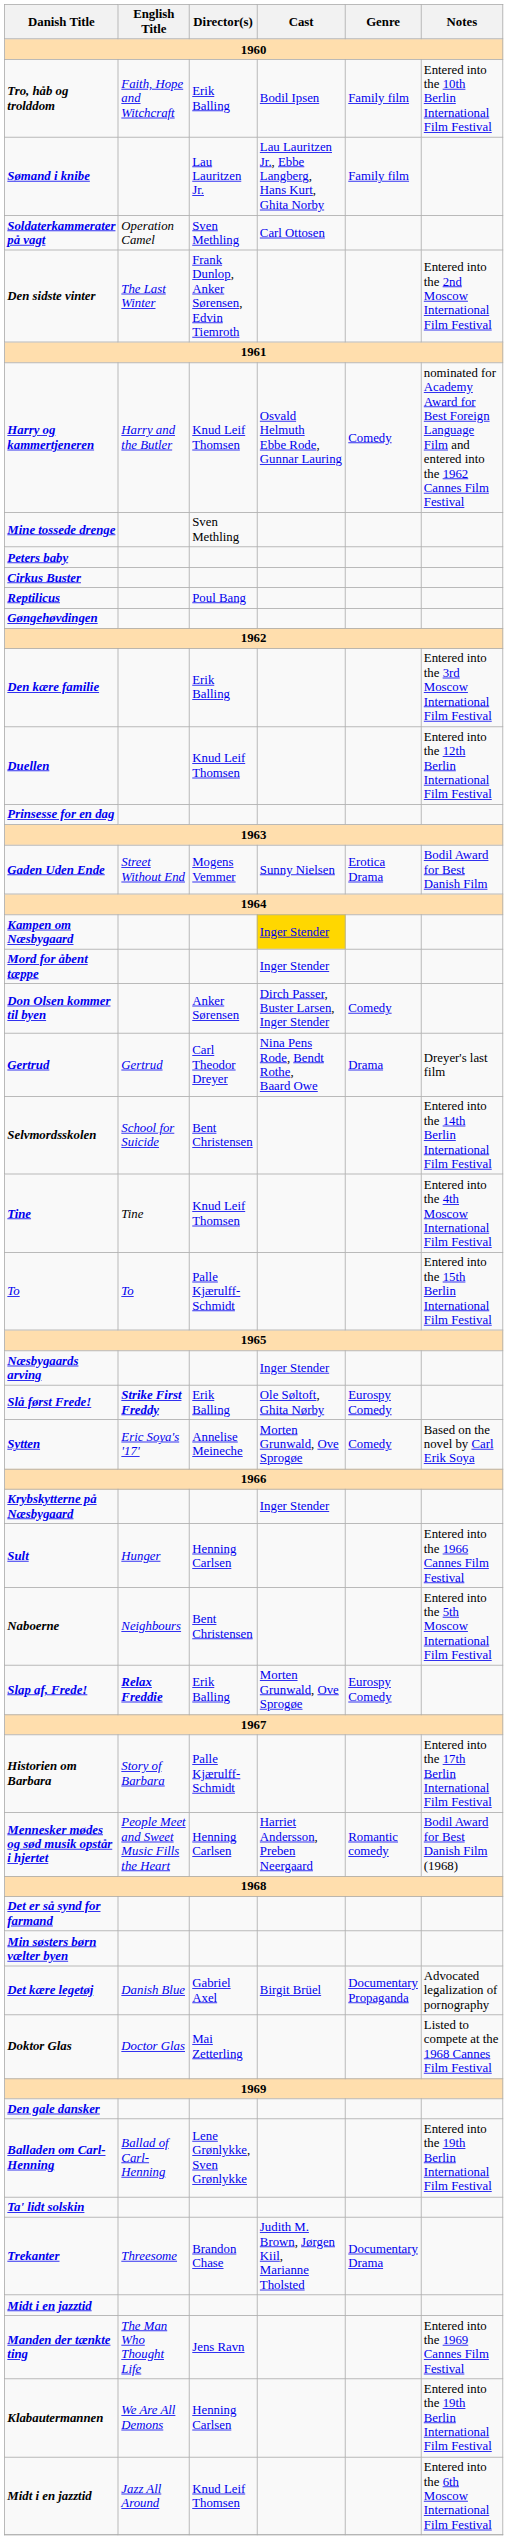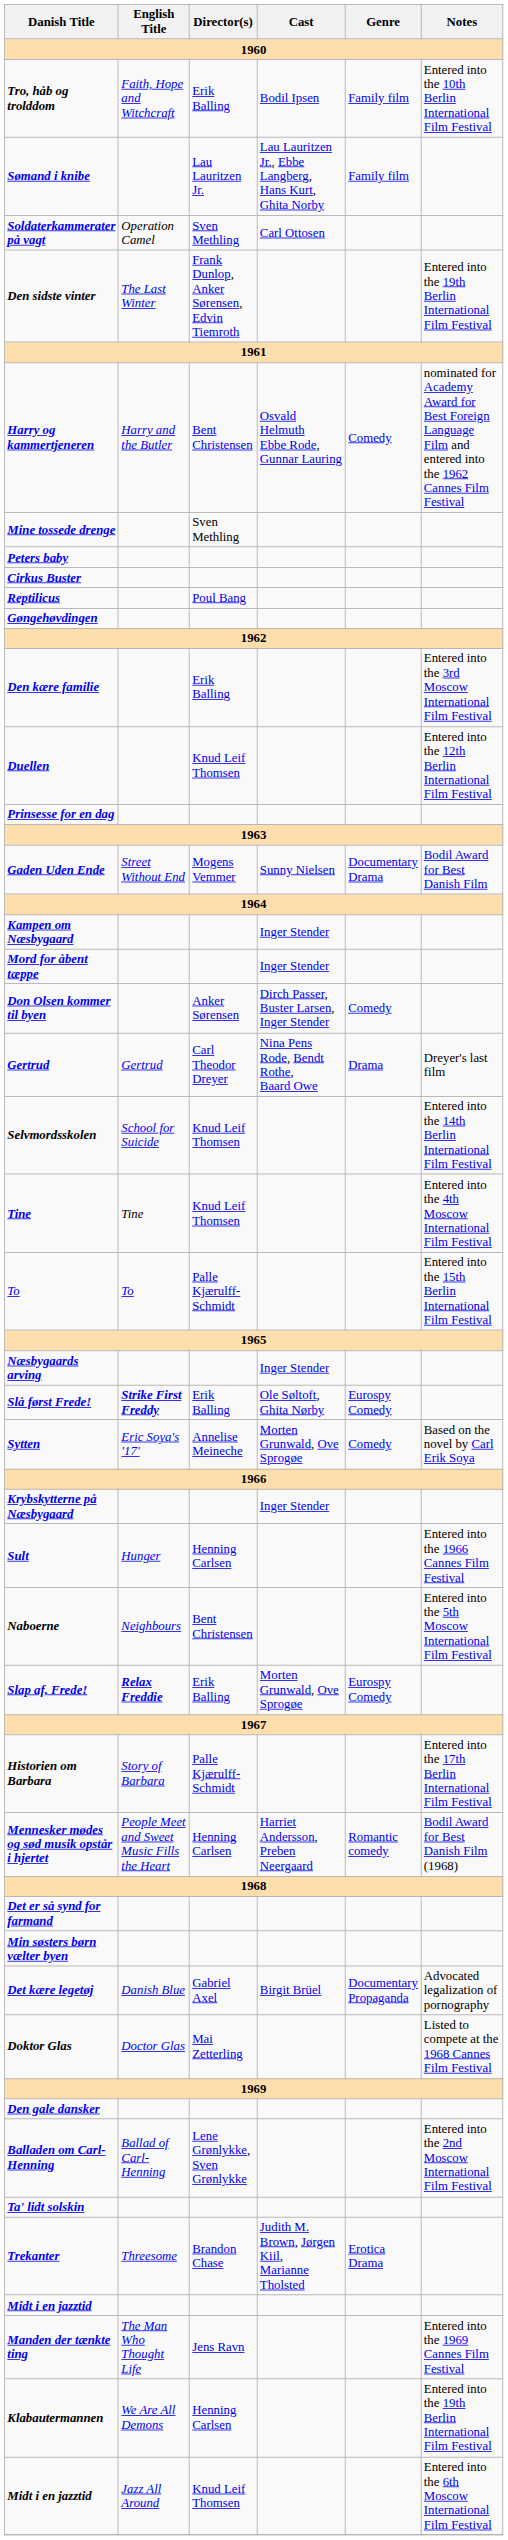(458, 296) Entered into the 2nd Moscow International Film Festival -> (458, 296) Entered into the 19th Berlin International Film Festival
(219, 437) Knud Leif Thomsen -> (222, 437) Bent Christensen
(367, 869) Erotica Drama -> (383, 869) Documentary Drama
(295, 931) gold background -> (295, 931) no background
(222, 1135) Bent Christensen -> (219, 1135) Knud Leif Thomsen
(458, 2158) Entered into the 19th Berlin International Film Festival -> (458, 2158) Entered into the 2nd Moscow International Film Festival
(383, 2256) Documentary Drama -> (367, 2256) Erotica Drama
